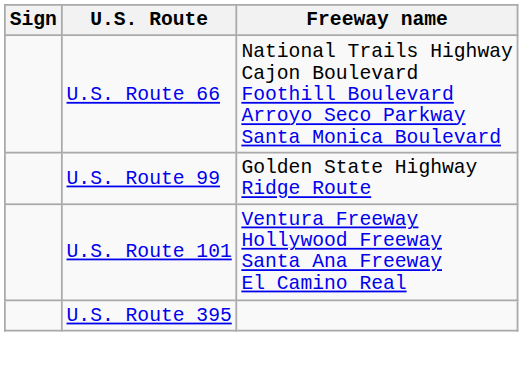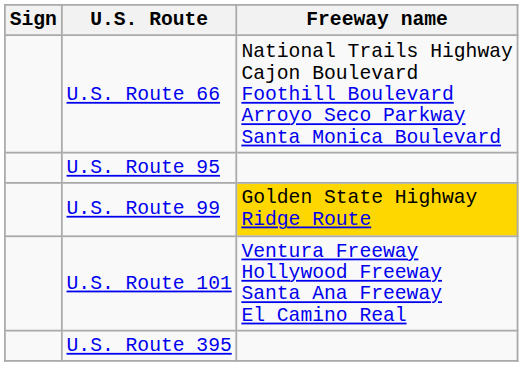+ row: (143, 168)
(359, 179) no background -> (359, 209) gold background
